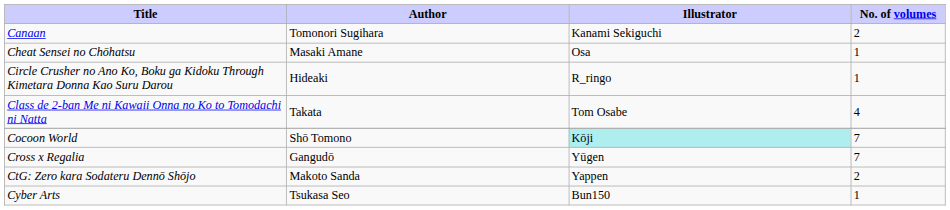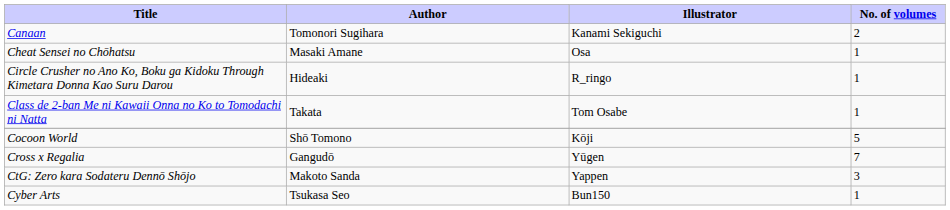(857, 111) 4 -> (857, 111) 1
(582, 137) paleturquoise background -> (582, 137) no background
(857, 137) 7 -> (857, 137) 5
(857, 176) 2 -> (857, 176) 3
